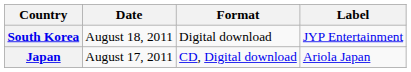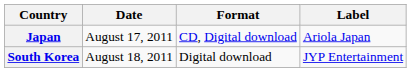rows swapped: (43, 57) <-> (43, 36)
